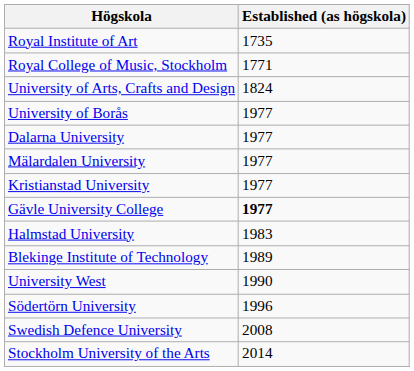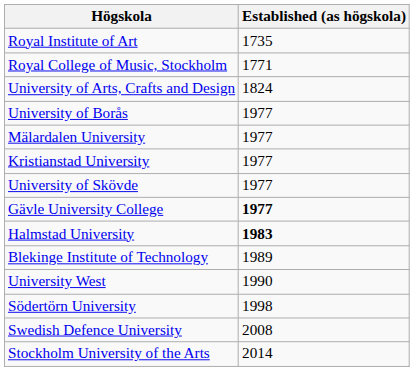- row: (66, 137)
+ row: (73, 185)
(257, 233) normal -> (257, 233) bold
(257, 305) 1996 -> (257, 305) 1998
